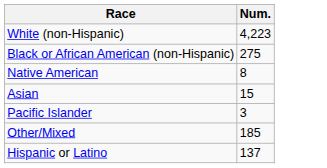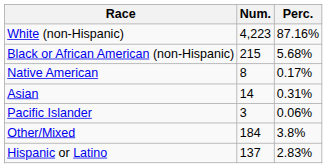+ column: (298, 14)
(250, 53) 275 -> (250, 53) 215
(247, 93) 15 -> (247, 93) 14
(250, 133) 185 -> (250, 133) 184
